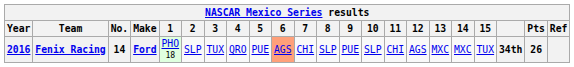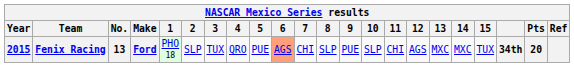(19, 49) 2016 -> (19, 49) 2015
(119, 49) 14 -> (119, 49) 13
(536, 49) 26 -> (536, 49) 20
